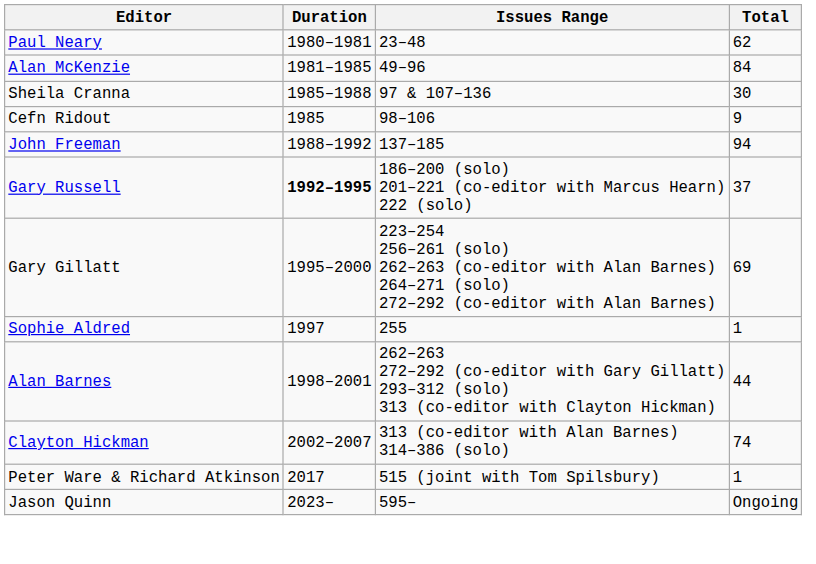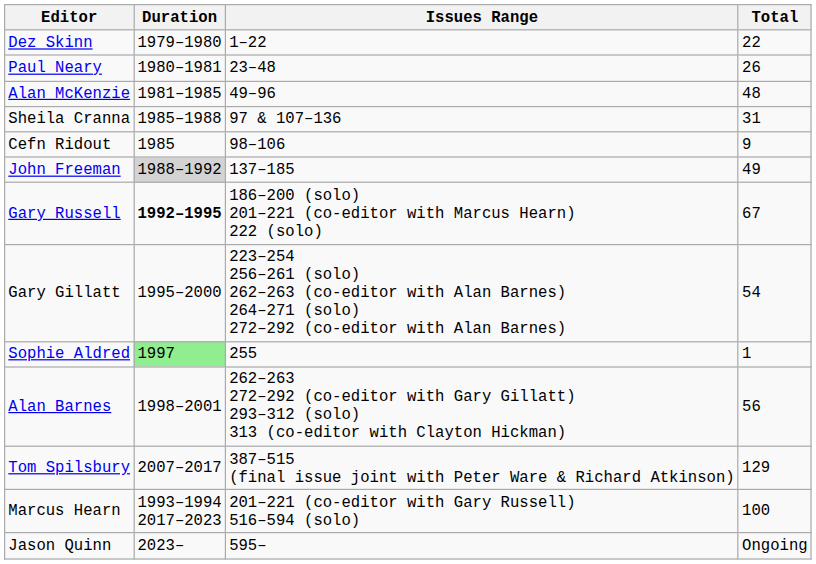+ row: (50, 43)
(742, 43) 62 -> (751, 68) 26
(742, 68) 84 -> (751, 94) 48
(742, 94) 30 -> (751, 119) 31
(329, 144) no background -> (180, 170) lightgrey background
(742, 144) 94 -> (751, 170) 49
(742, 188) 37 -> (751, 213) 67
(742, 267) 69 -> (751, 293) 54
(306, 329) no background -> (156, 354) lightgreen background
(742, 381) 44 -> (751, 407) 56
- row: (79, 443)
+ row: (69, 468)
- row: (144, 477)
+ row: (64, 511)
